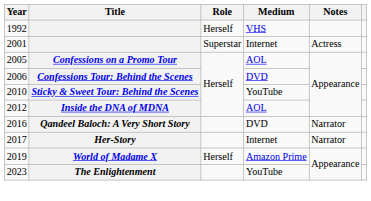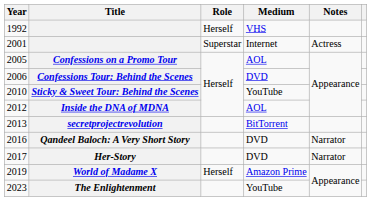+ row: (17, 124)
(262, 140) Internet -> (257, 156) DVD
